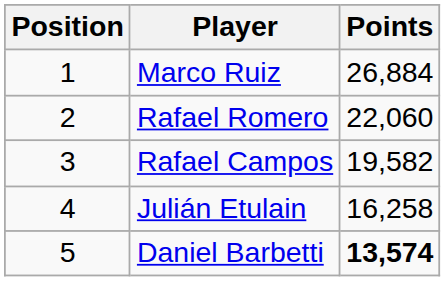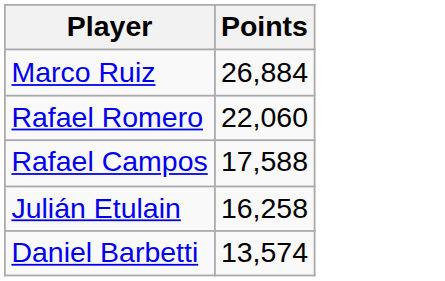- column: (68, 27)
(390, 162) 19,582 -> (264, 162) 17,588
(390, 252) bold -> (264, 252) normal
